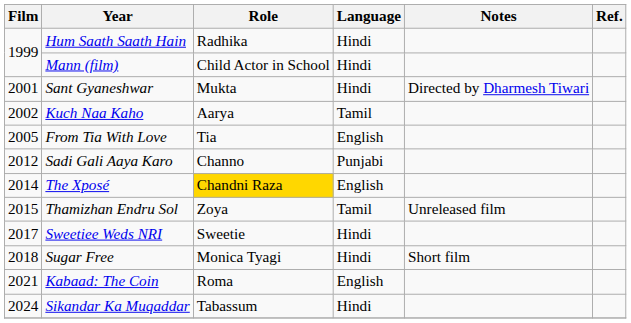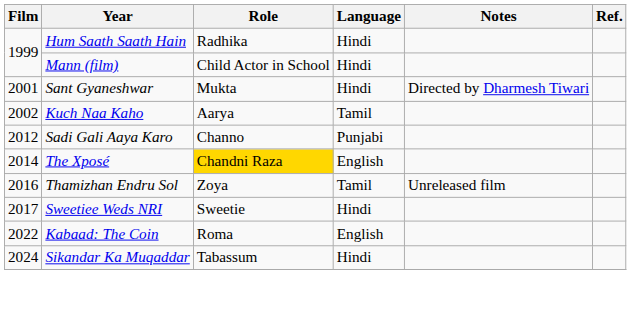- row: (106, 137)
(23, 209) 2015 -> (23, 185) 2016
- row: (80, 257)
(23, 281) 2021 -> (23, 233) 2022
